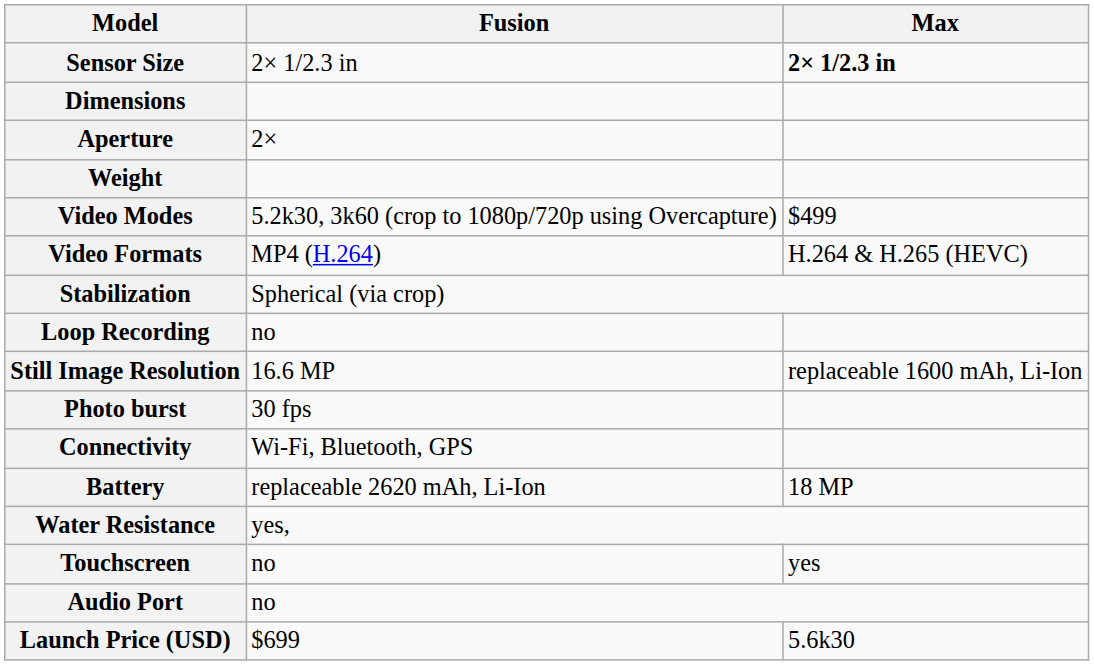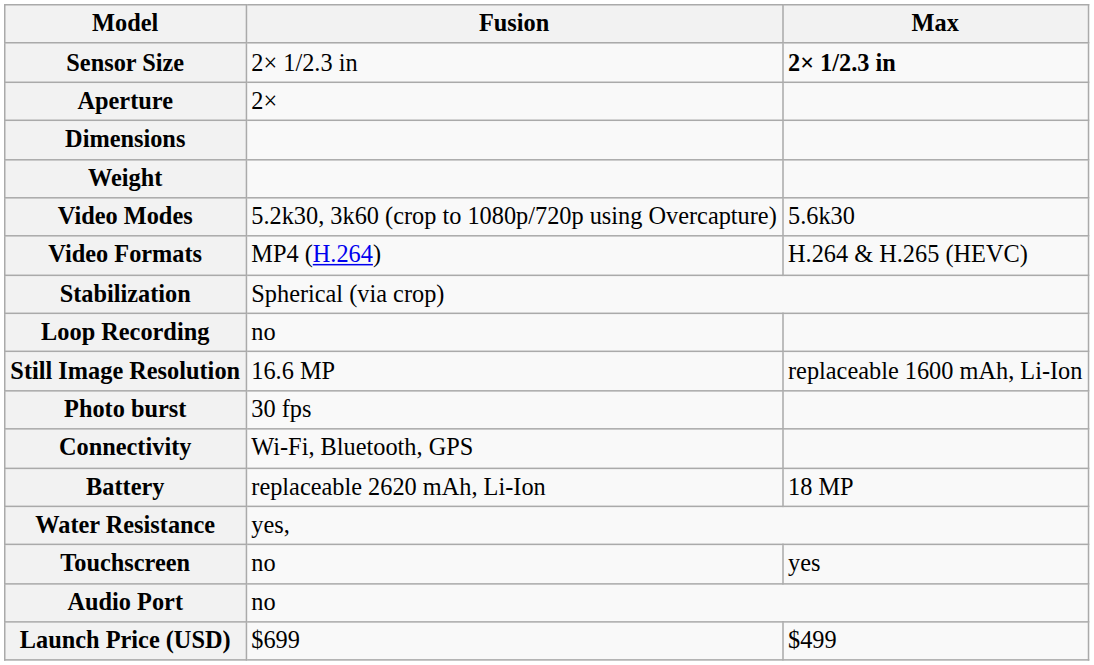rows swapped: (125, 139) <-> (125, 100)
(812, 216) $499 -> (821, 216) 5.6k30
(821, 640) 5.6k30 -> (812, 640) $499
